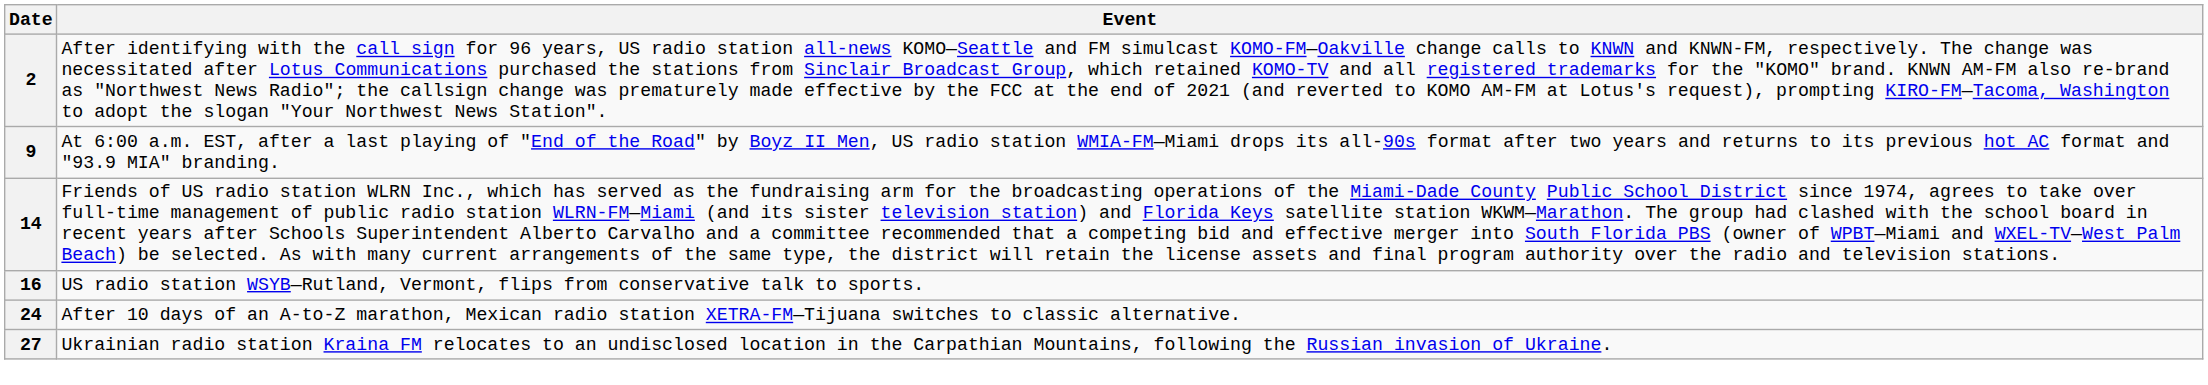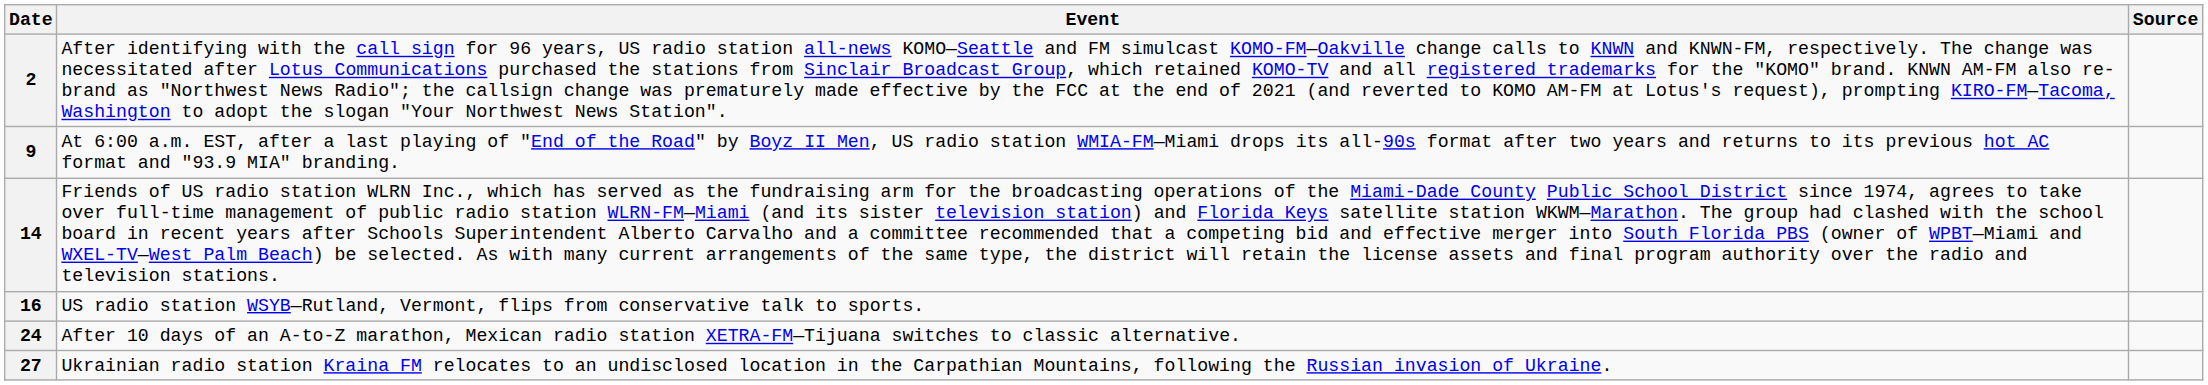+ column: (2166, 20)
